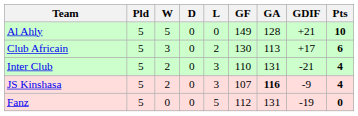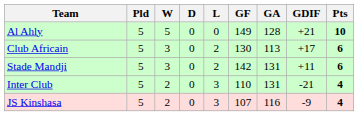+ row: (37, 66)
(272, 84) bold -> (272, 102) normal
- row: (18, 102)
